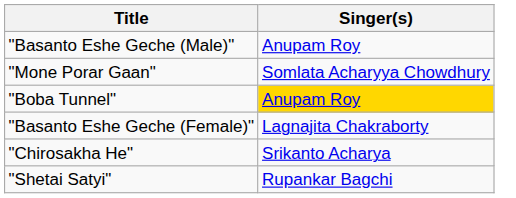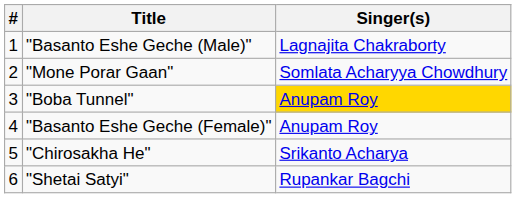+ column: (13, 18)
(311, 45) Anupam Roy -> (363, 45) Lagnajita Chakraborty
(345, 126) Lagnajita Chakraborty -> (329, 126) Anupam Roy
